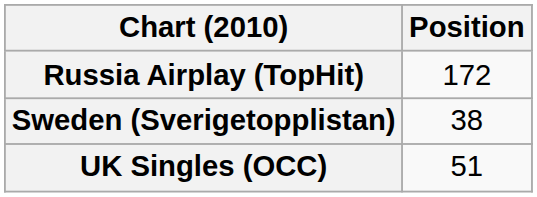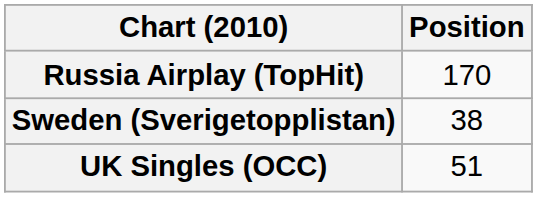(467, 74) 172 -> (467, 74) 170
